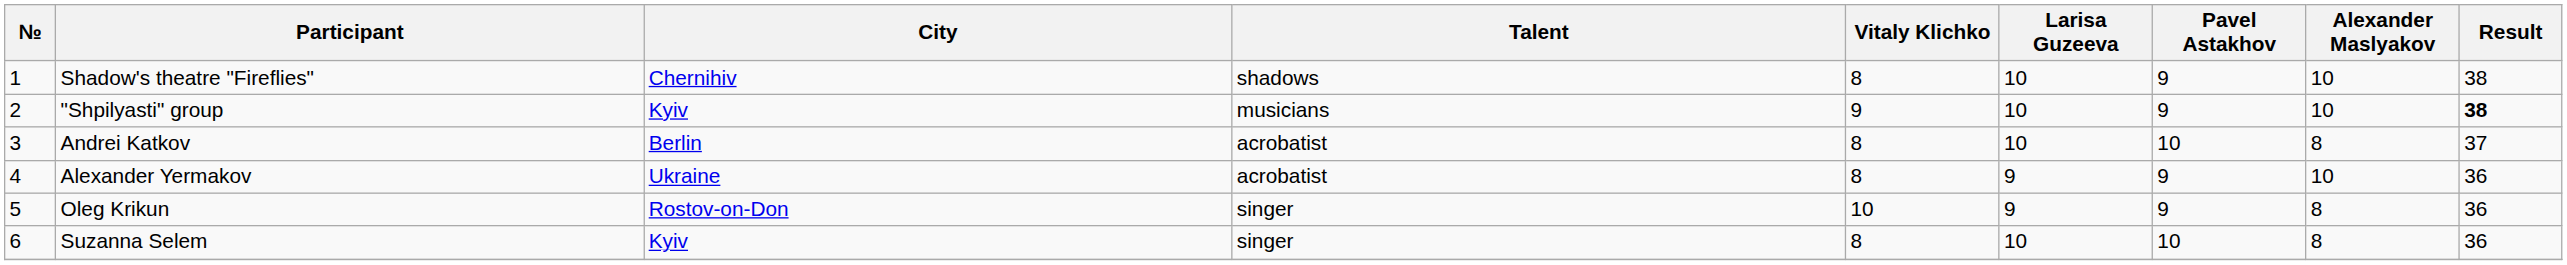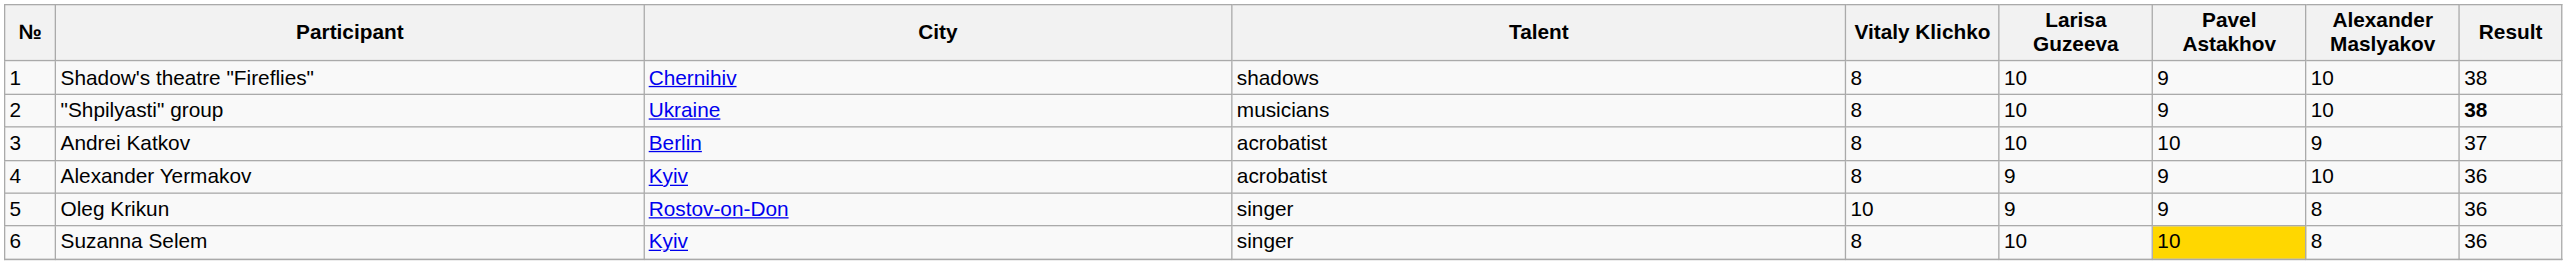(668, 110) Kyiv -> (685, 110) Ukraine
(1856, 110) 9 -> (1856, 110) 8
(2317, 143) 8 -> (2317, 143) 9
(685, 176) Ukraine -> (668, 176) Kyiv
(2169, 242) no background -> (2169, 242) gold background
